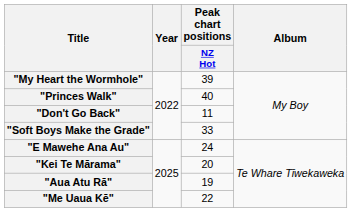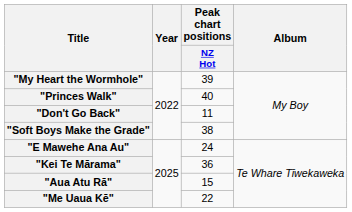(207, 131) 33 -> (207, 131) 38
(207, 165) 20 -> (207, 165) 36
(207, 182) 19 -> (207, 182) 15
